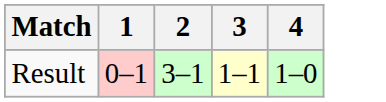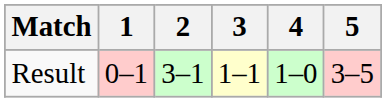+ column: (352, 27)
